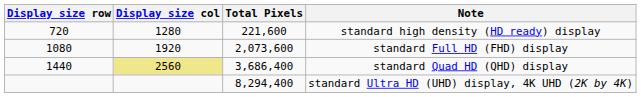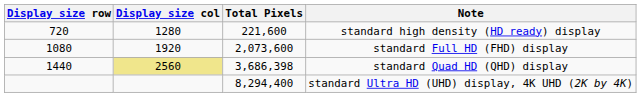(264, 66) 3,686,400 -> (264, 66) 3,686,398
